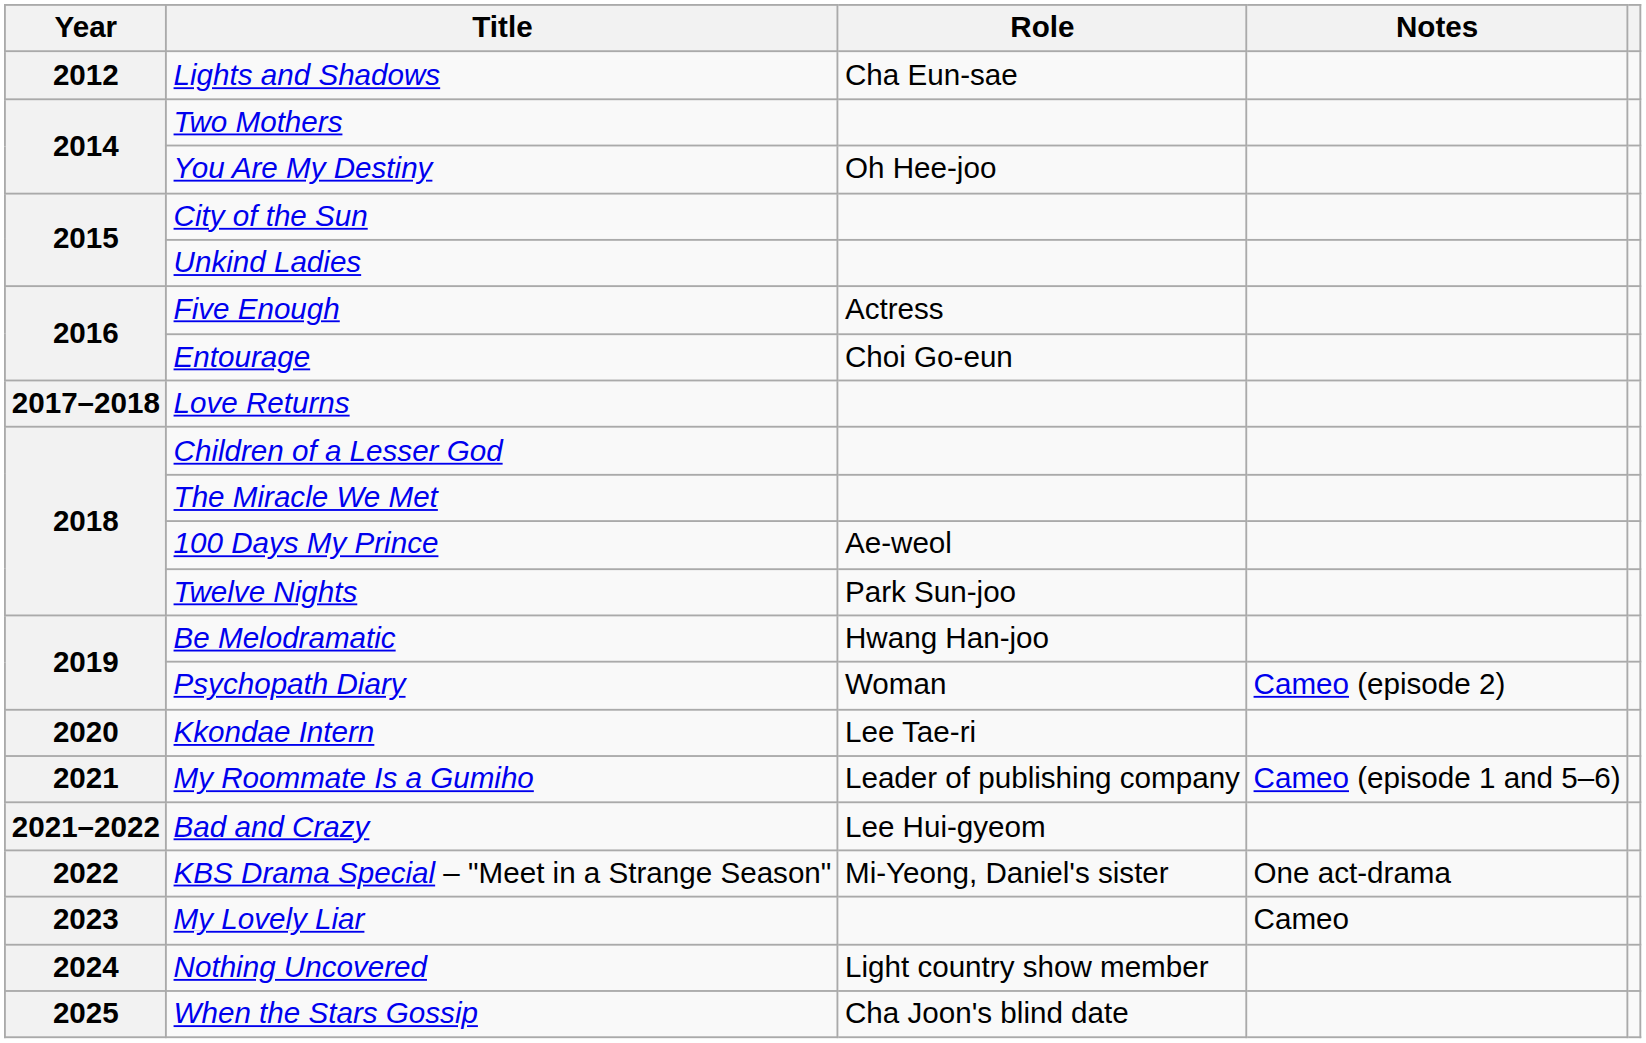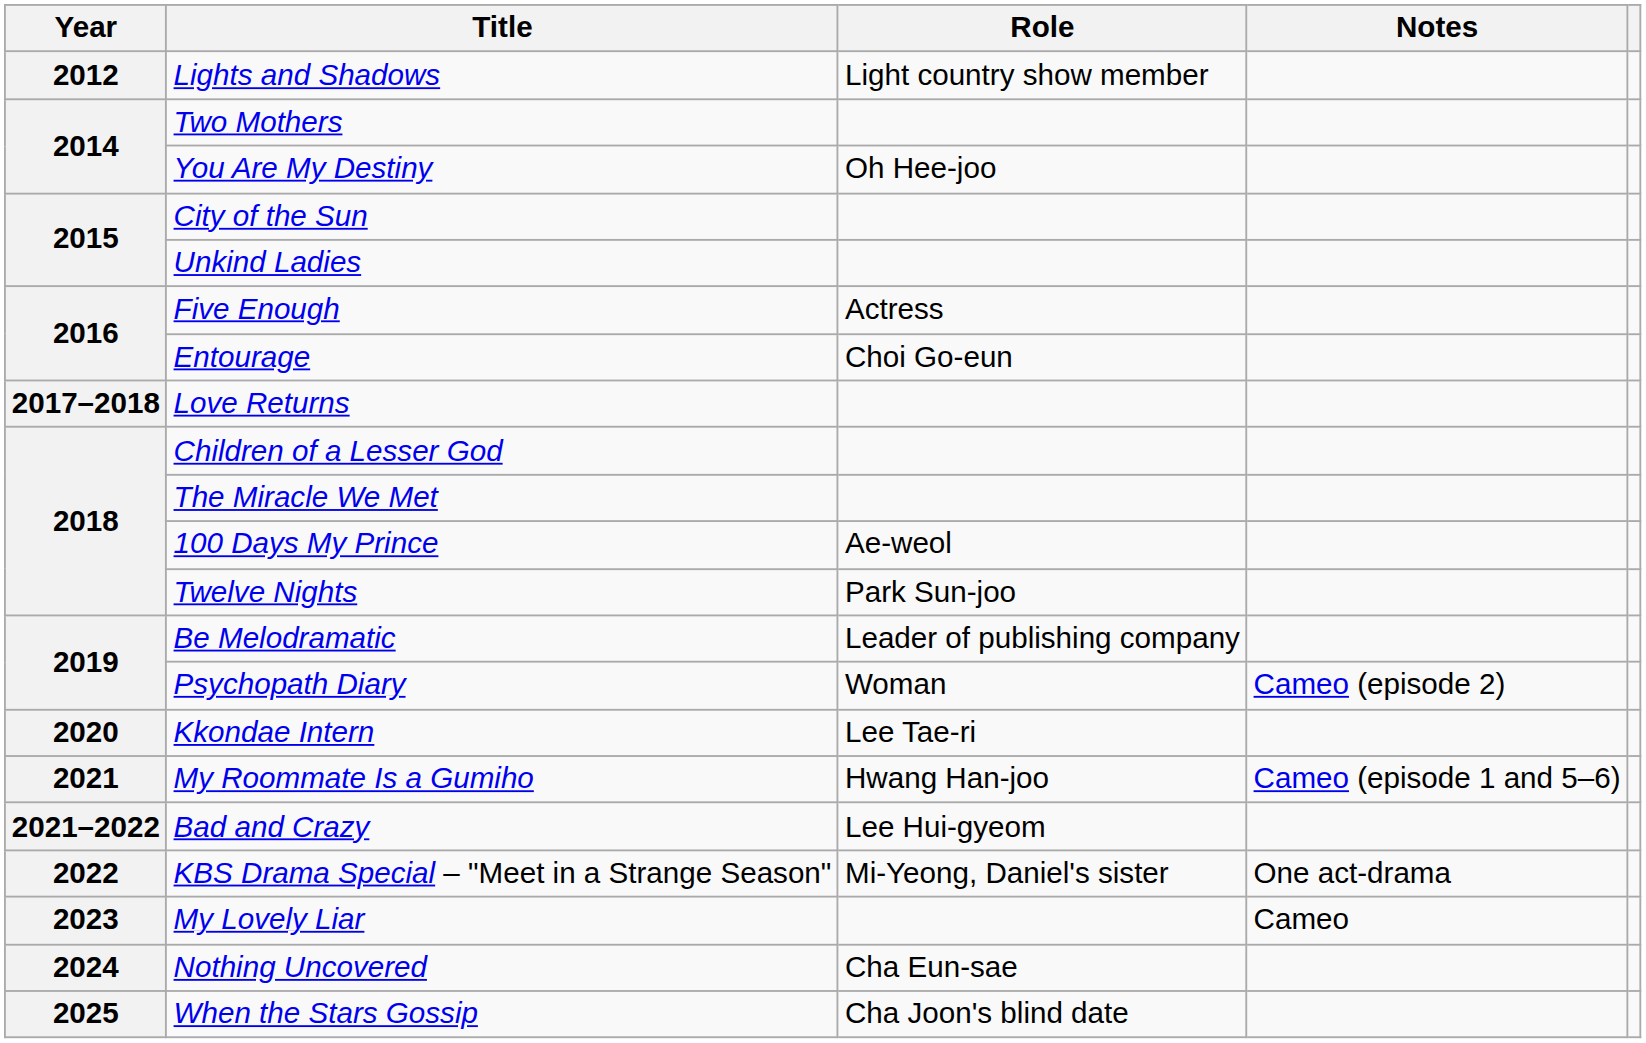(931, 74) Cha Eun-sae -> (1027, 74) Light country show member
(947, 638) Hwang Han-joo -> (1042, 638) Leader of publishing company
(1042, 779) Leader of publishing company -> (947, 779) Hwang Han-joo
(1027, 966) Light country show member -> (931, 966) Cha Eun-sae
